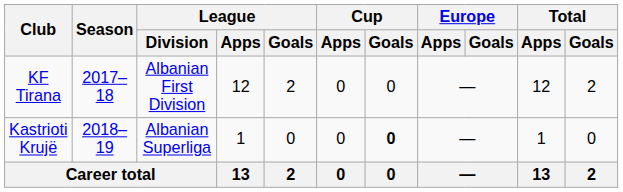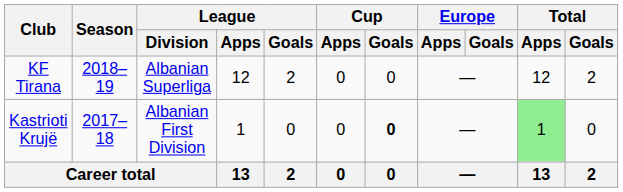(105, 86) 2017–18 -> (105, 77) 2018–19
(177, 86) Albanian First Division -> (177, 77) Albanian Superliga
(105, 139) 2018–19 -> (105, 130) 2017–18
(177, 139) Albanian Superliga -> (177, 130) Albanian First Division
(541, 139) no background -> (541, 130) lightgreen background
